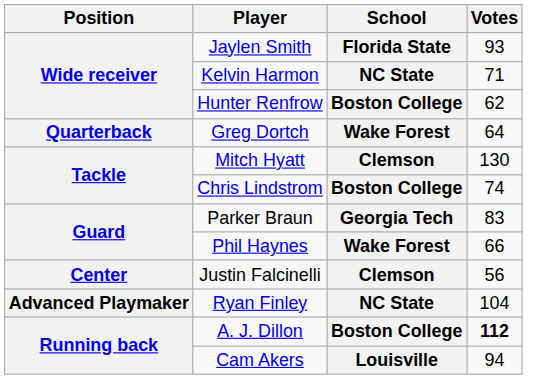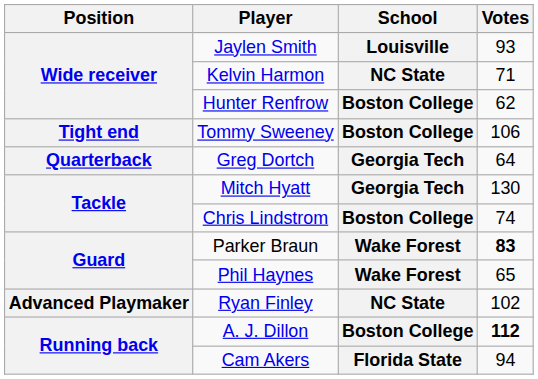(397, 47) Florida State -> (408, 47) Louisville
+ row: (265, 132)
(397, 132) Wake Forest -> (408, 160) Georgia Tech
(397, 160) Clemson -> (408, 189) Georgia Tech
(397, 217) Georgia Tech -> (408, 246) Wake Forest
(494, 217) normal -> (505, 246) bold
(494, 246) 66 -> (505, 274) 65
- row: (260, 274)
(494, 302) 104 -> (505, 302) 102
(397, 359) Louisville -> (408, 359) Florida State
